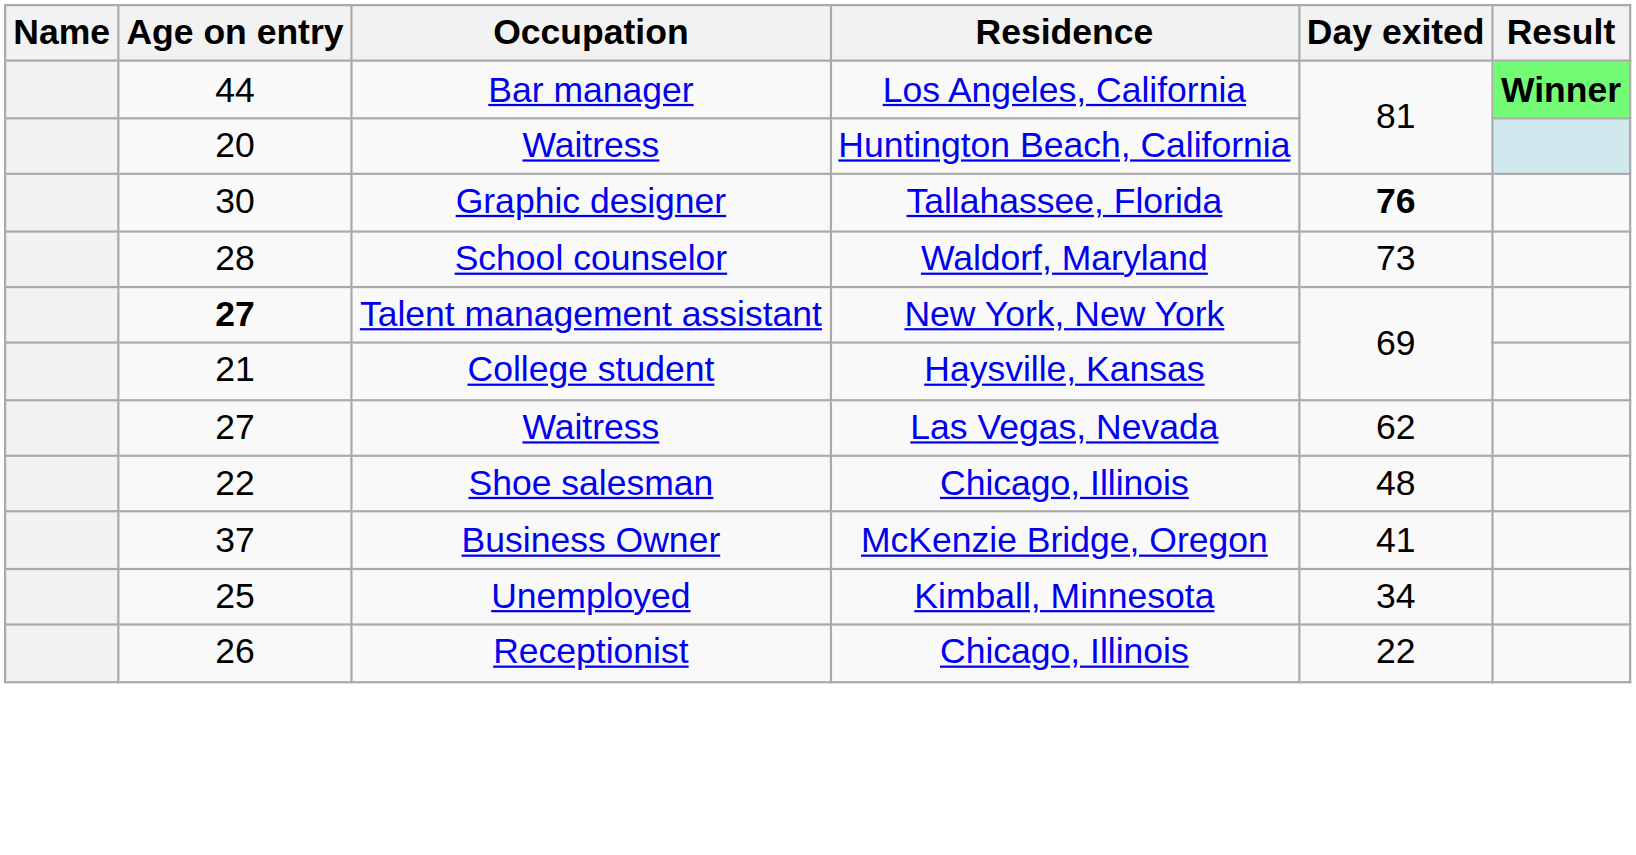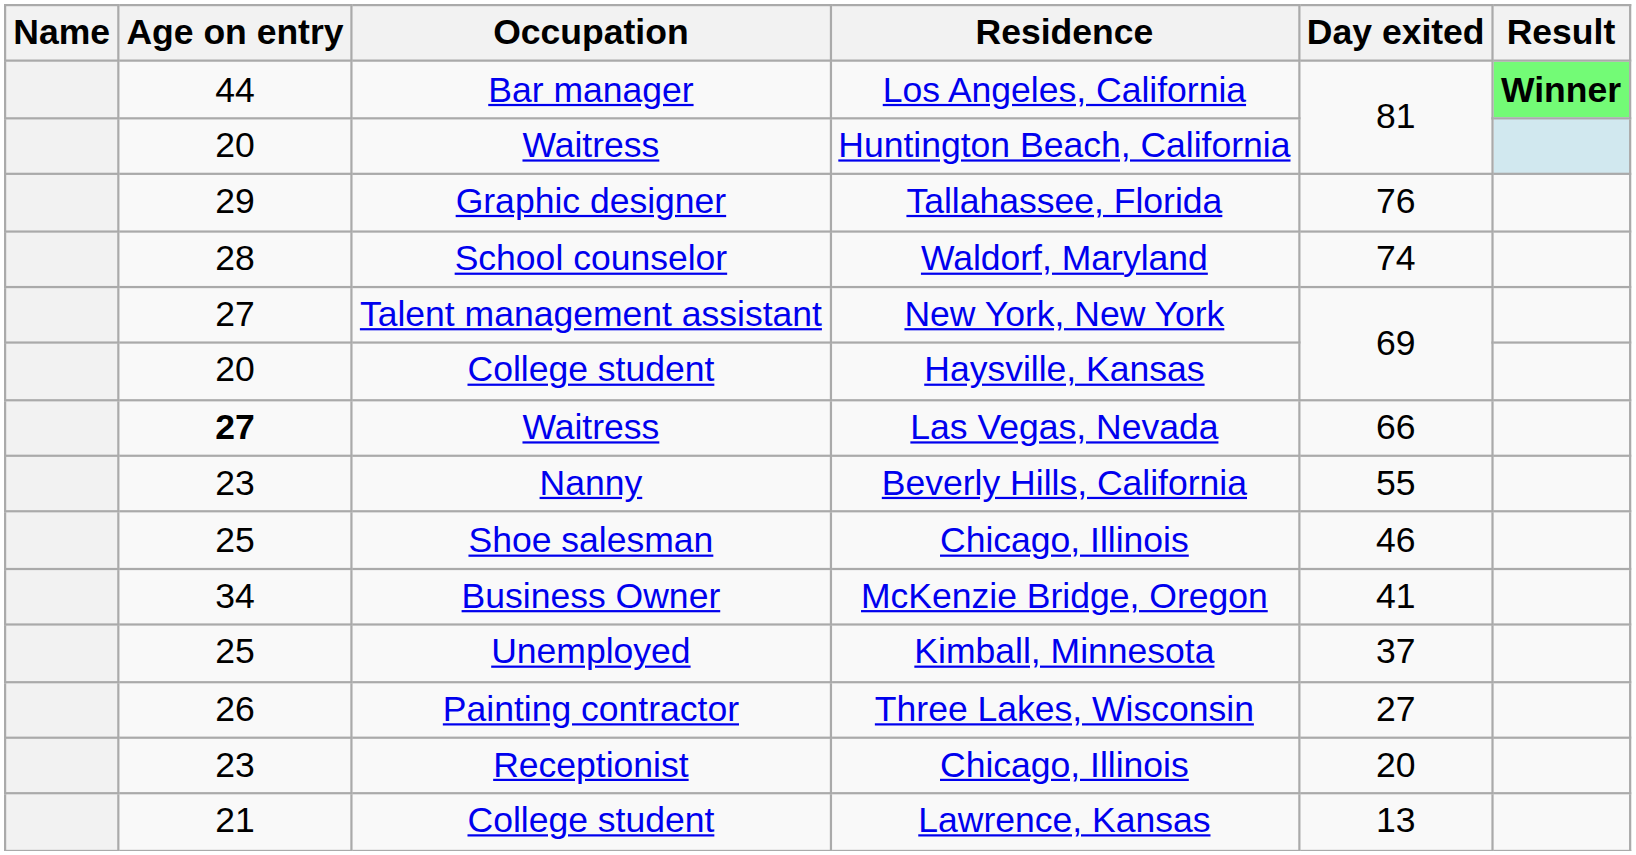(235, 201) 30 -> (235, 201) 29
(1396, 201) bold -> (1396, 201) normal
(1396, 257) 73 -> (1396, 257) 74
(235, 314) bold -> (235, 314) normal
(235, 370) 21 -> (235, 370) 20
(235, 426) normal -> (235, 426) bold
(1396, 426) 62 -> (1396, 426) 66
+ row: (591, 483)
(235, 483) 22 -> (235, 539) 25
(1396, 483) 48 -> (1396, 539) 46
(235, 539) 37 -> (235, 595) 34
(1396, 595) 34 -> (1396, 652) 37
+ row: (591, 708)
(235, 652) 26 -> (235, 764) 23
(1396, 652) 22 -> (1396, 764) 20
+ row: (591, 821)
